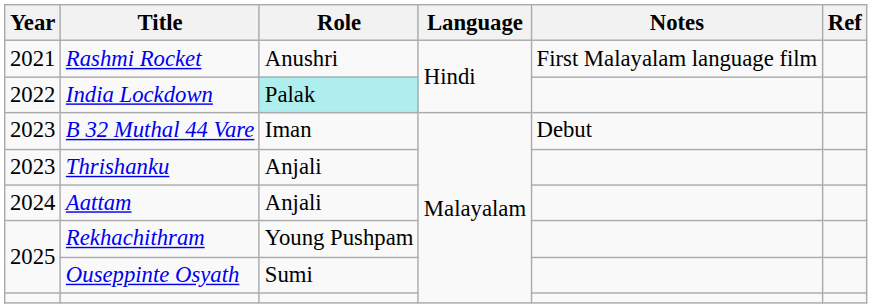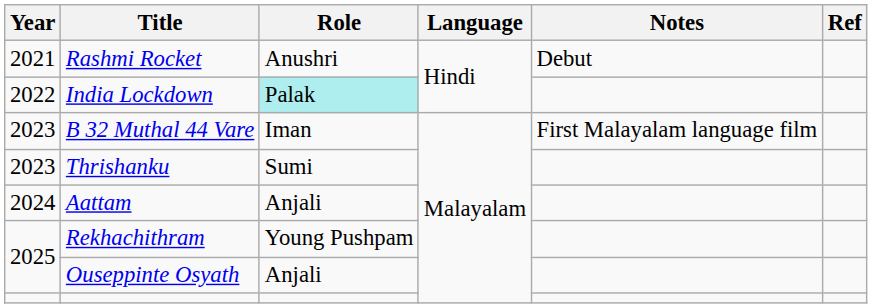(677, 58) First Malayalam language film -> (564, 58) Debut
(564, 130) Debut -> (677, 130) First Malayalam language film
(293, 166) Anjali -> (289, 166) Sumi
(289, 274) Sumi -> (293, 274) Anjali
